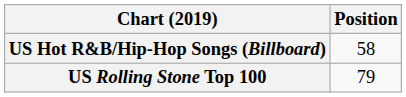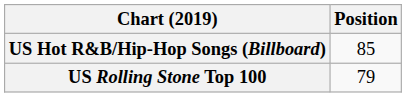(366, 48) 58 -> (366, 48) 85
